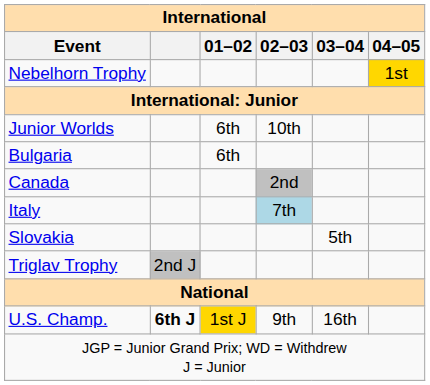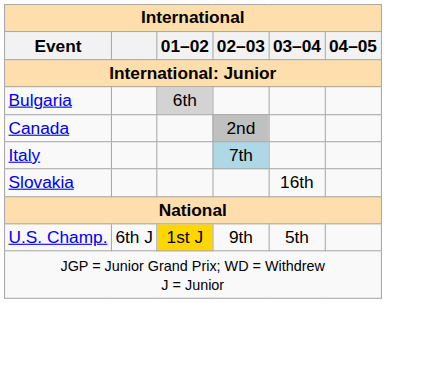- row: (77, 73)
- row: (61, 127)
(228, 155) no background -> (185, 100) lightgrey background
(340, 237) 5th -> (297, 182) 16th
- row: (63, 264)
(175, 319) bold -> (134, 237) normal
(340, 319) 16th -> (297, 237) 5th
